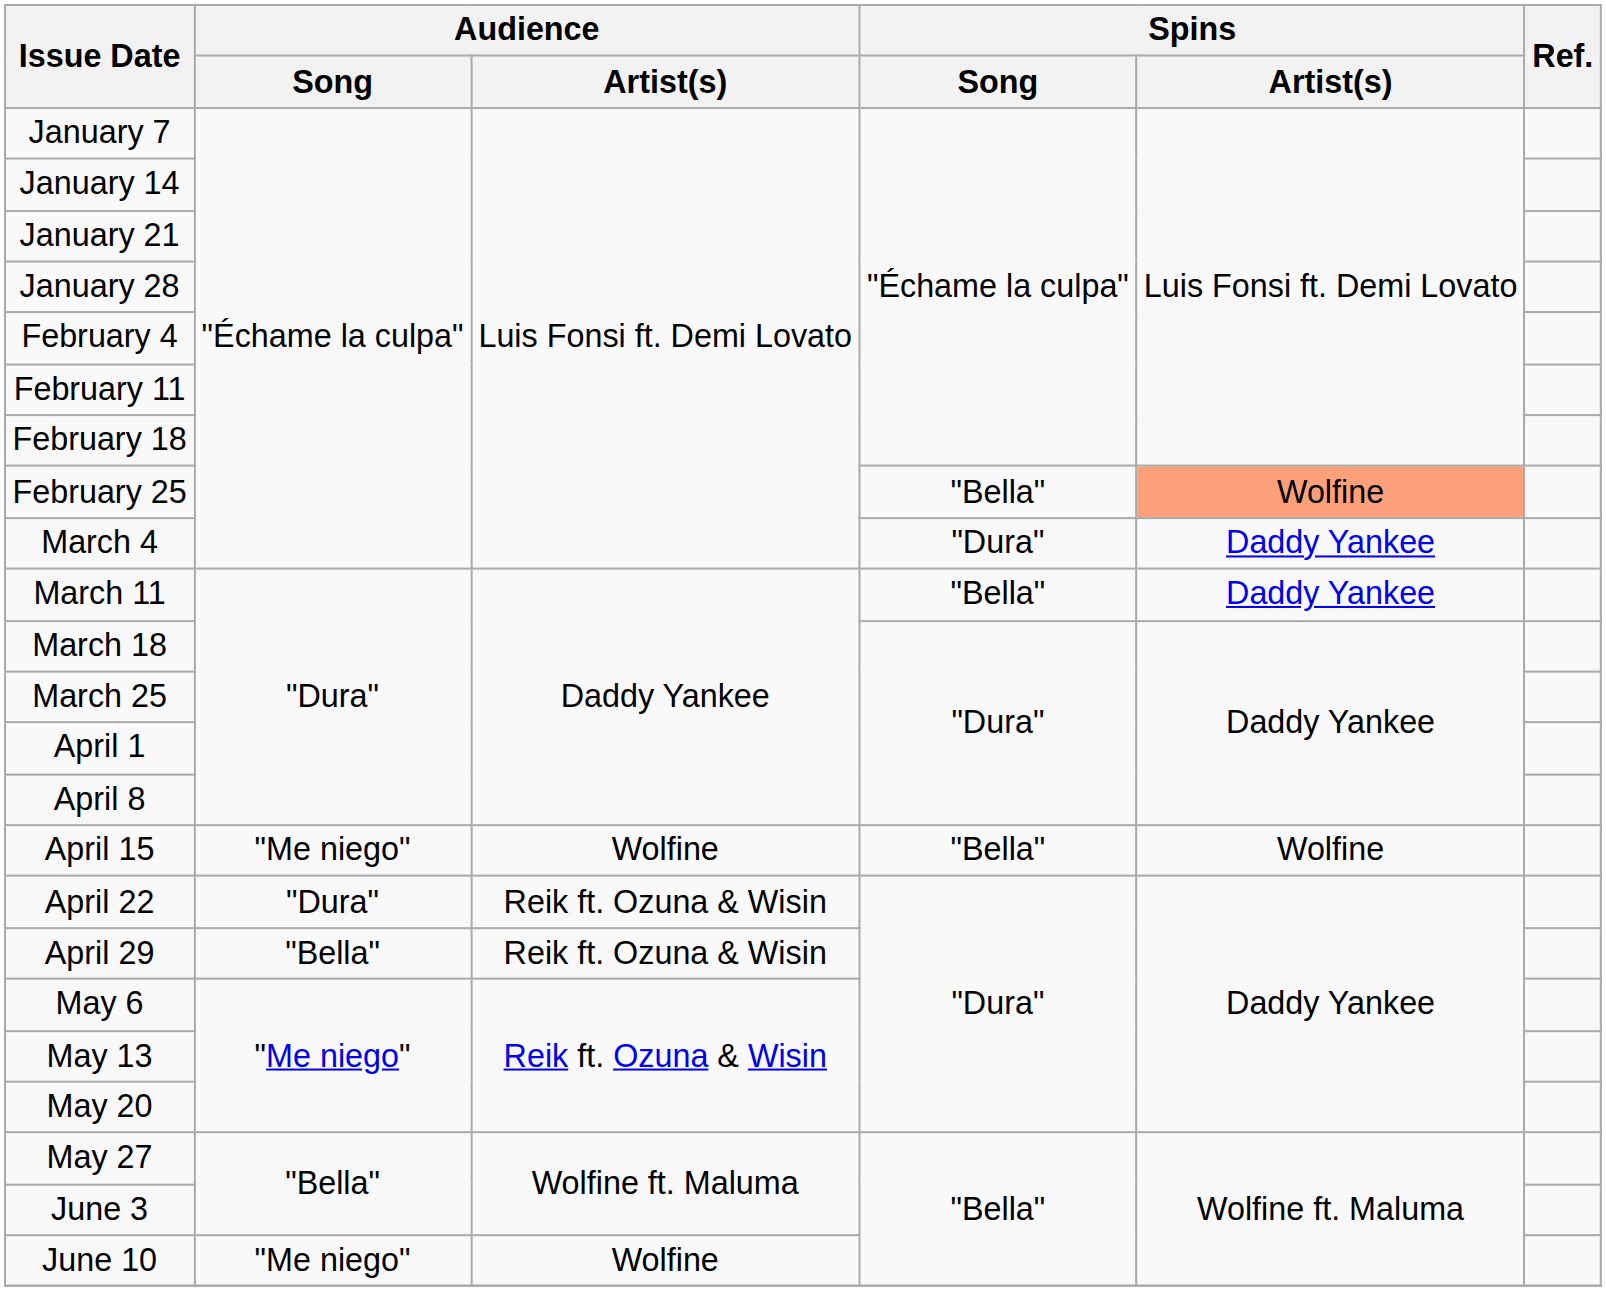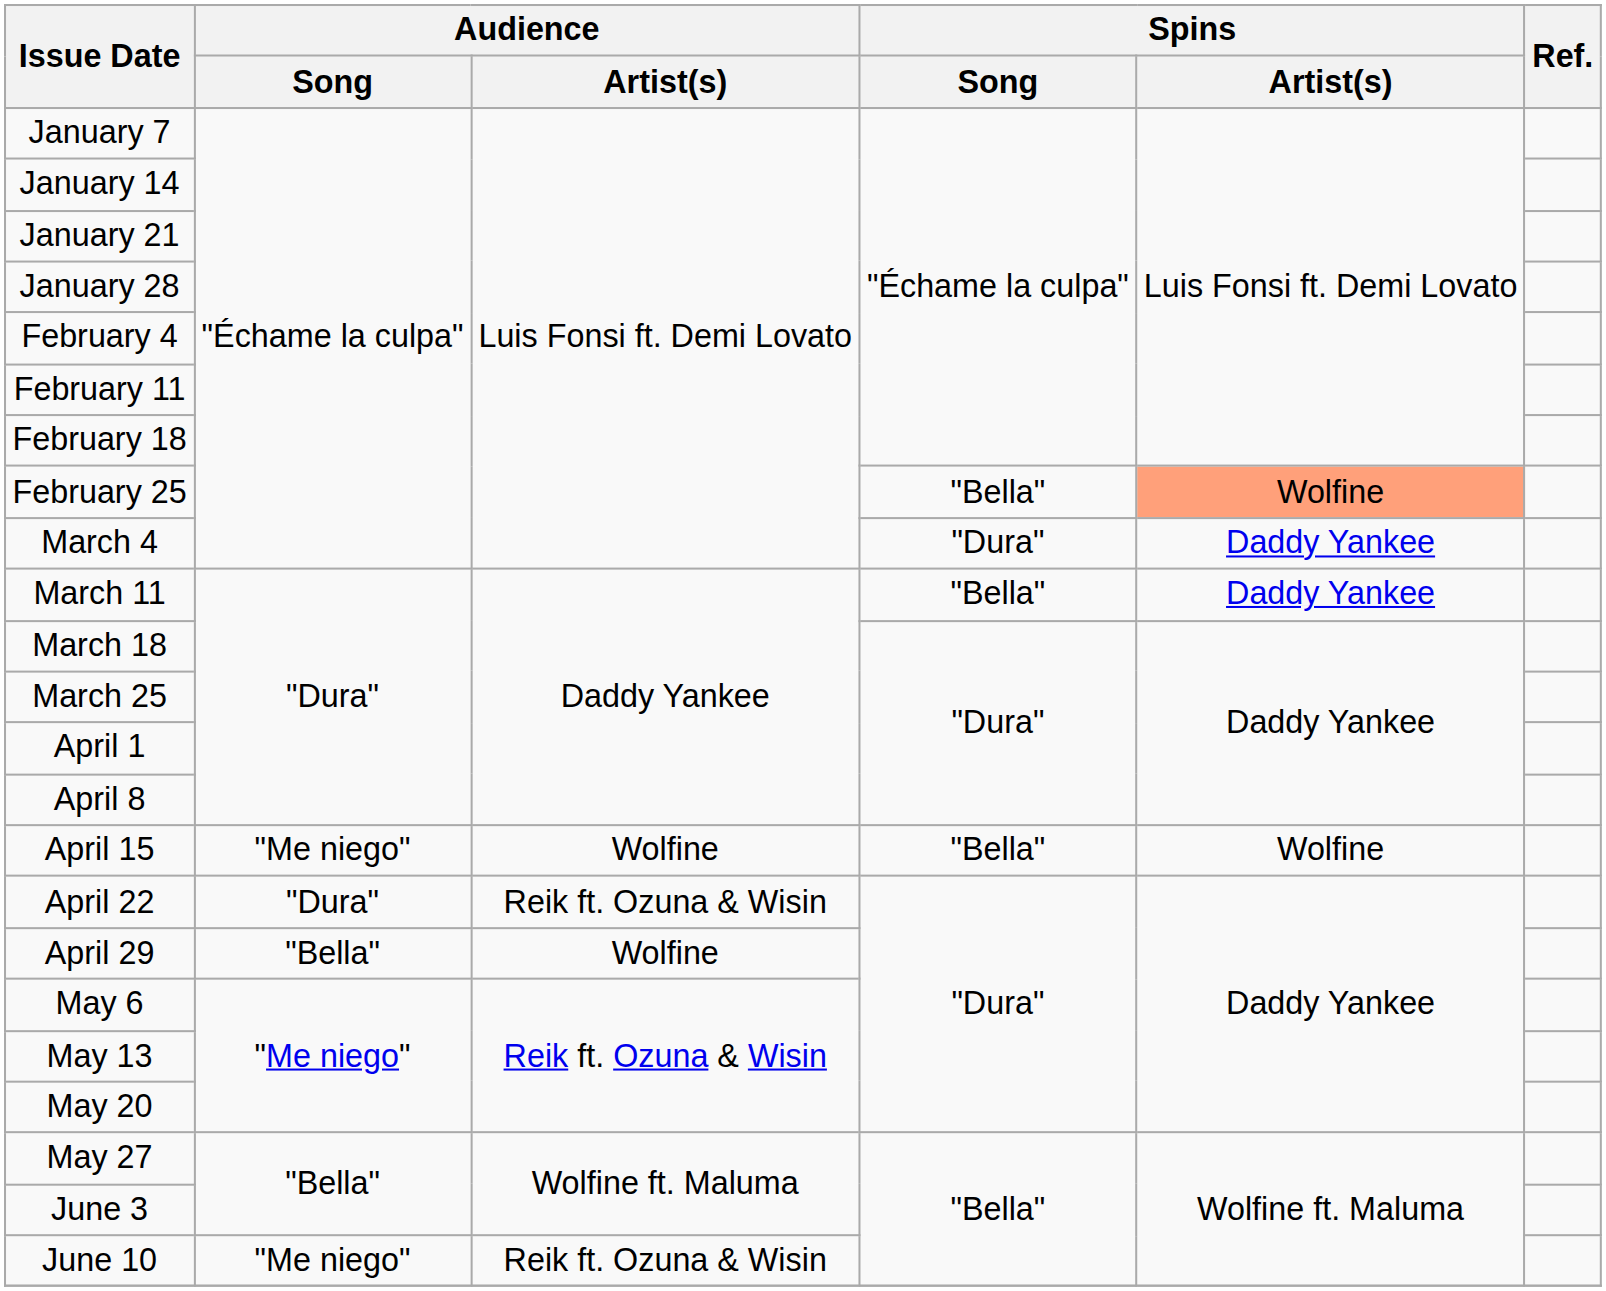(665, 952) Reik ft. Ozuna & Wisin -> (665, 952) Wolfine
(665, 1260) Wolfine -> (665, 1260) Reik ft. Ozuna & Wisin
